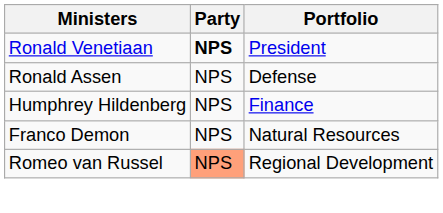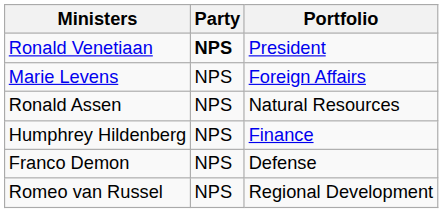+ row: (64, 76)
(283, 76) Defense -> (324, 105) Natural Resources
(324, 134) Natural Resources -> (283, 163) Defense
(213, 163) lightsalmon background -> (213, 192) no background
